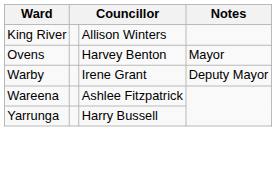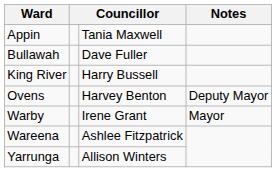+ row: (24, 34)
+ row: (33, 55)
(124, 34) Allison Winters -> (120, 75) Harry Bussell
(206, 55) Mayor -> (229, 95) Deputy Mayor
(229, 75) Deputy Mayor -> (206, 116) Mayor
(120, 116) Harry Bussell -> (124, 156) Allison Winters
